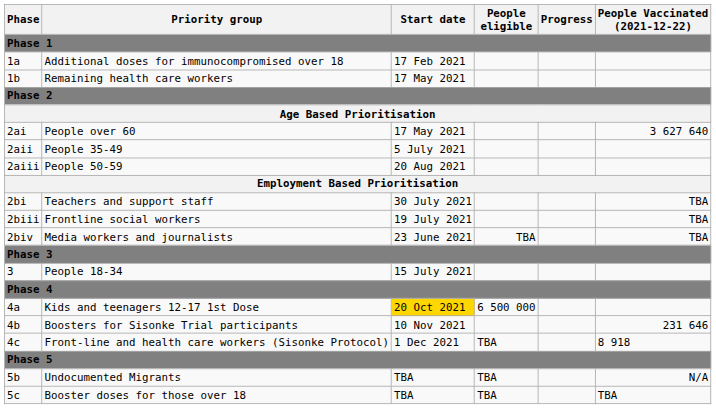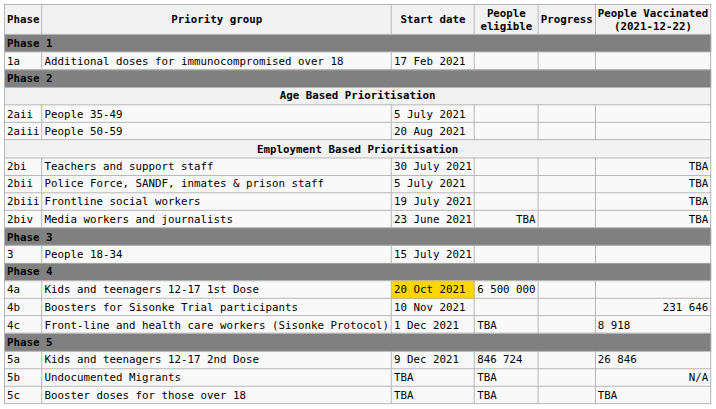- row: (13, 78)
- row: (17, 131)
+ row: (20, 184)
+ row: (13, 360)
